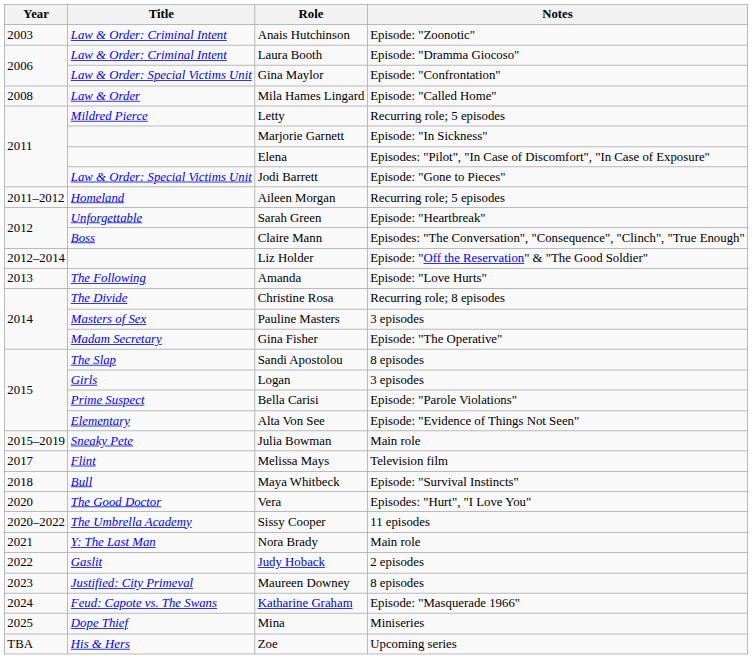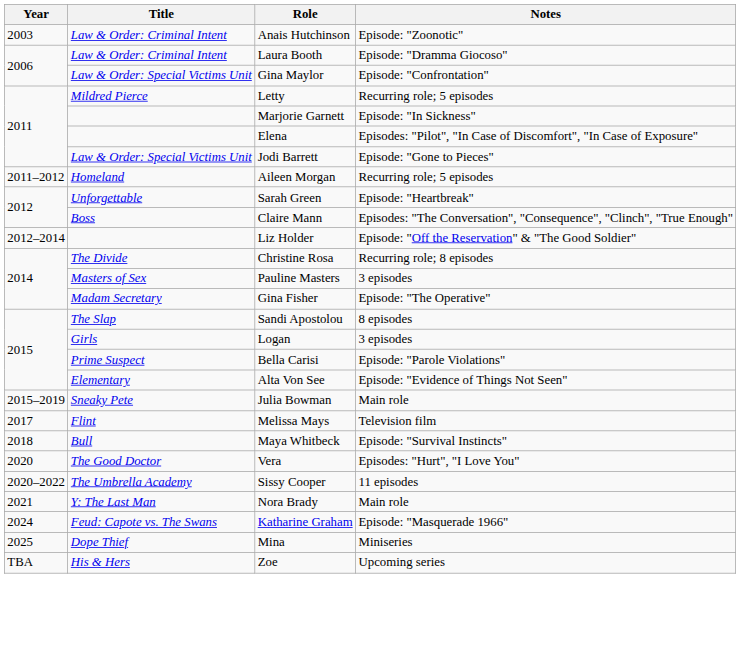- row: (311, 95)
- row: (279, 278)
- row: (291, 562)
- row: (304, 583)
